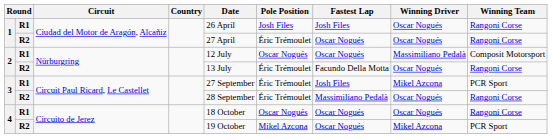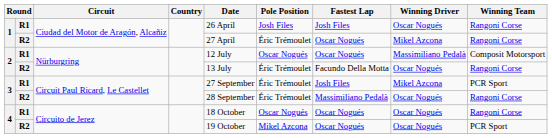(418, 39) Oscar Nogués -> (418, 39) Mikel Azcona
(418, 126) Mikel Azcona -> (418, 126) Oscar Nogués
